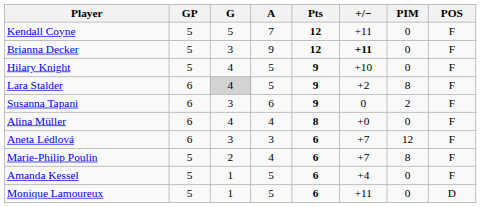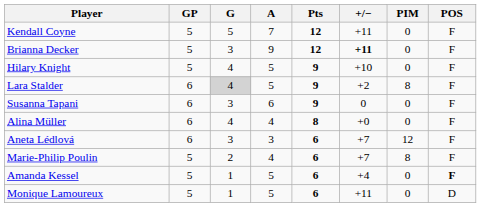(408, 103) 2 -> (408, 103) 0
(452, 175) normal -> (452, 175) bold
